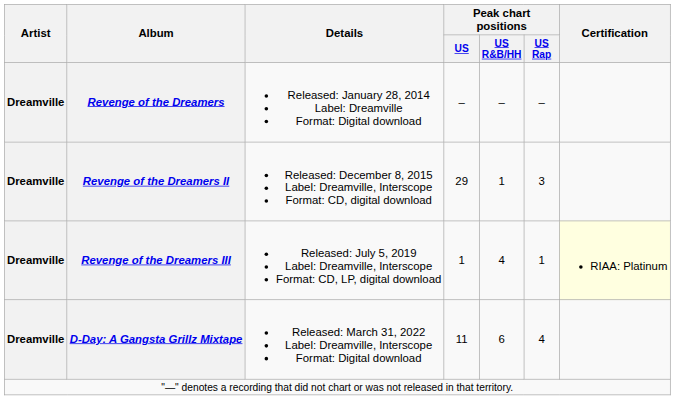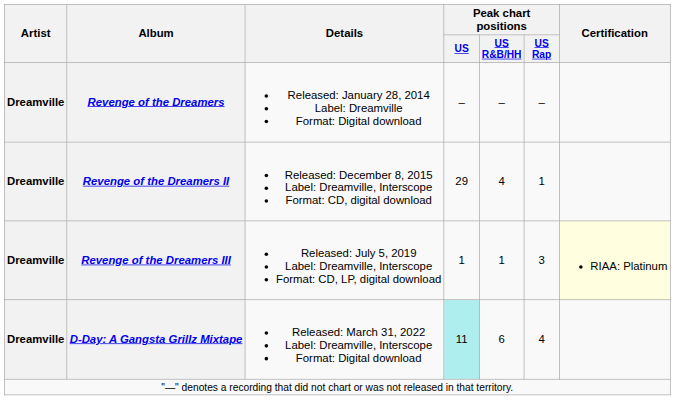(502, 181) 1 -> (502, 181) 4
(542, 181) 3 -> (542, 181) 1
(502, 260) 4 -> (502, 260) 1
(542, 260) 1 -> (542, 260) 3
(462, 339) no background -> (462, 339) paleturquoise background
